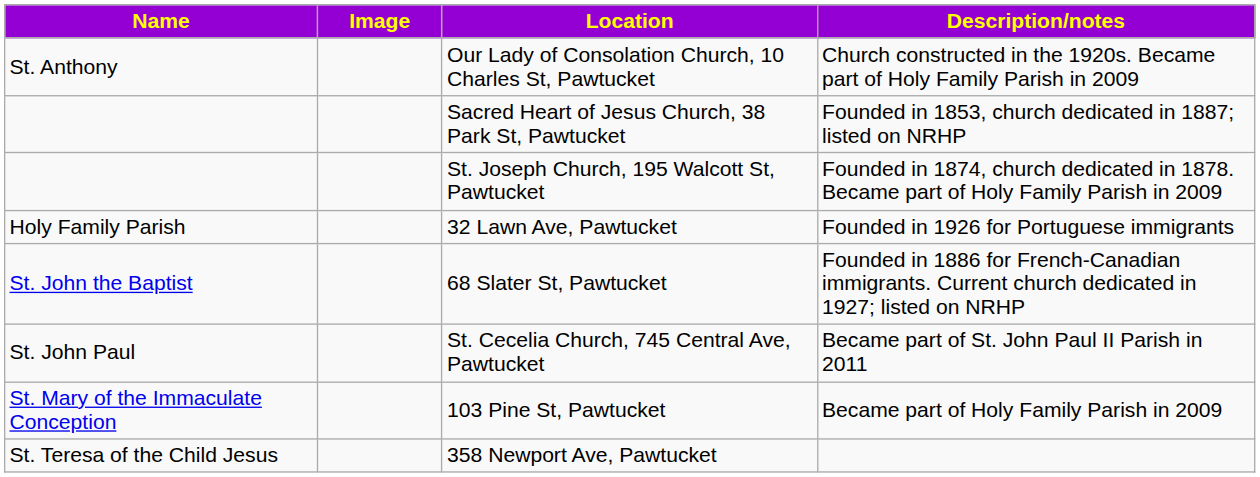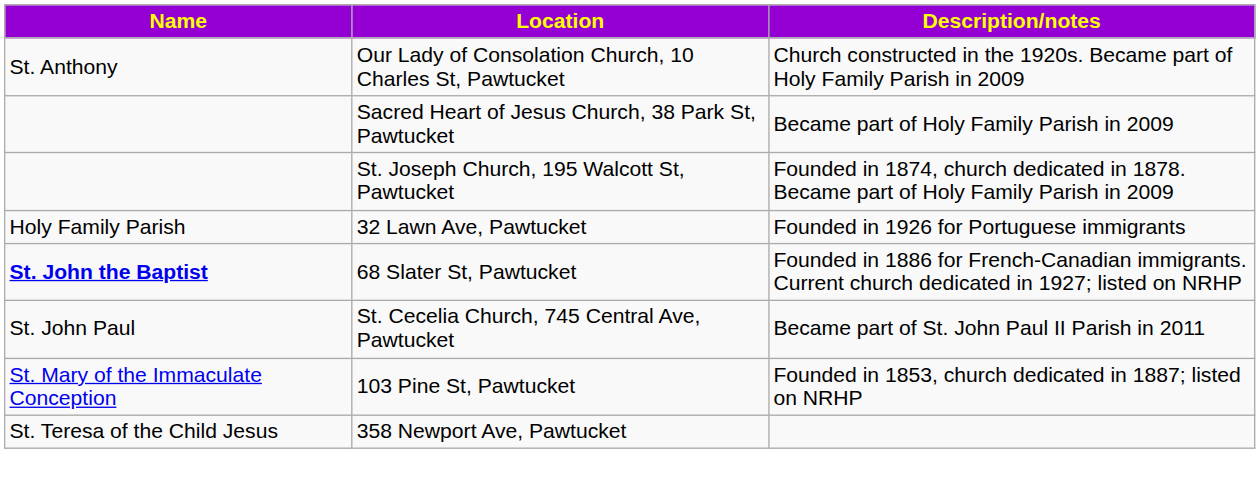- column: (380, 21)
(1028, 123) Founded in 1853, church dedicated in 1887; listed on NRHP -> (974, 123) Became part of Holy Family Parish in 2009
(101, 283) normal -> (109, 271) bold
(1022, 410) Became part of Holy Family Parish in 2009 -> (1007, 386) Founded in 1853, church dedicated in 1887; listed on NRHP
